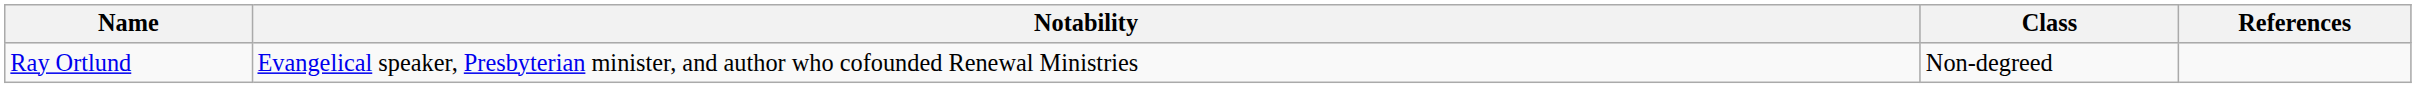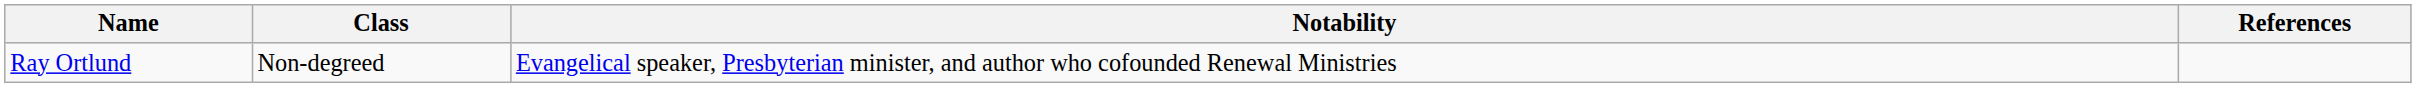columns swapped: (2049, 23) <-> (1086, 23)
